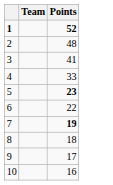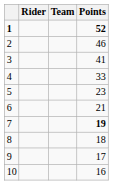+ column: (34, 12)
(72, 44) 48 -> (101, 44) 46
(72, 92) bold -> (101, 92) normal
(72, 108) 22 -> (101, 108) 21
